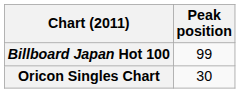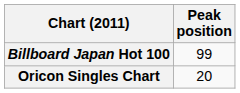(204, 76) 30 -> (204, 76) 20
